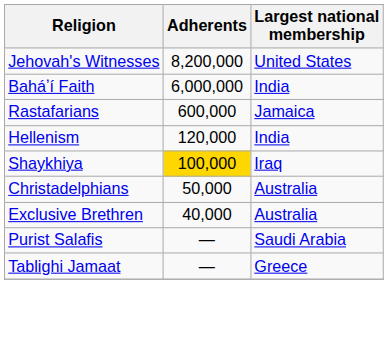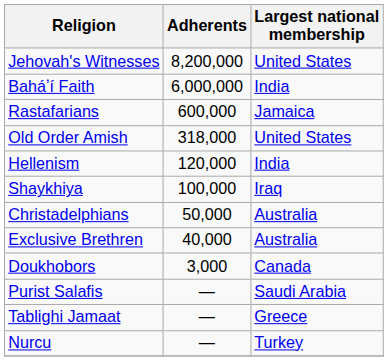+ row: (68, 138)
(207, 163) gold background -> (207, 189) no background
+ row: (52, 266)
+ row: (30, 343)
